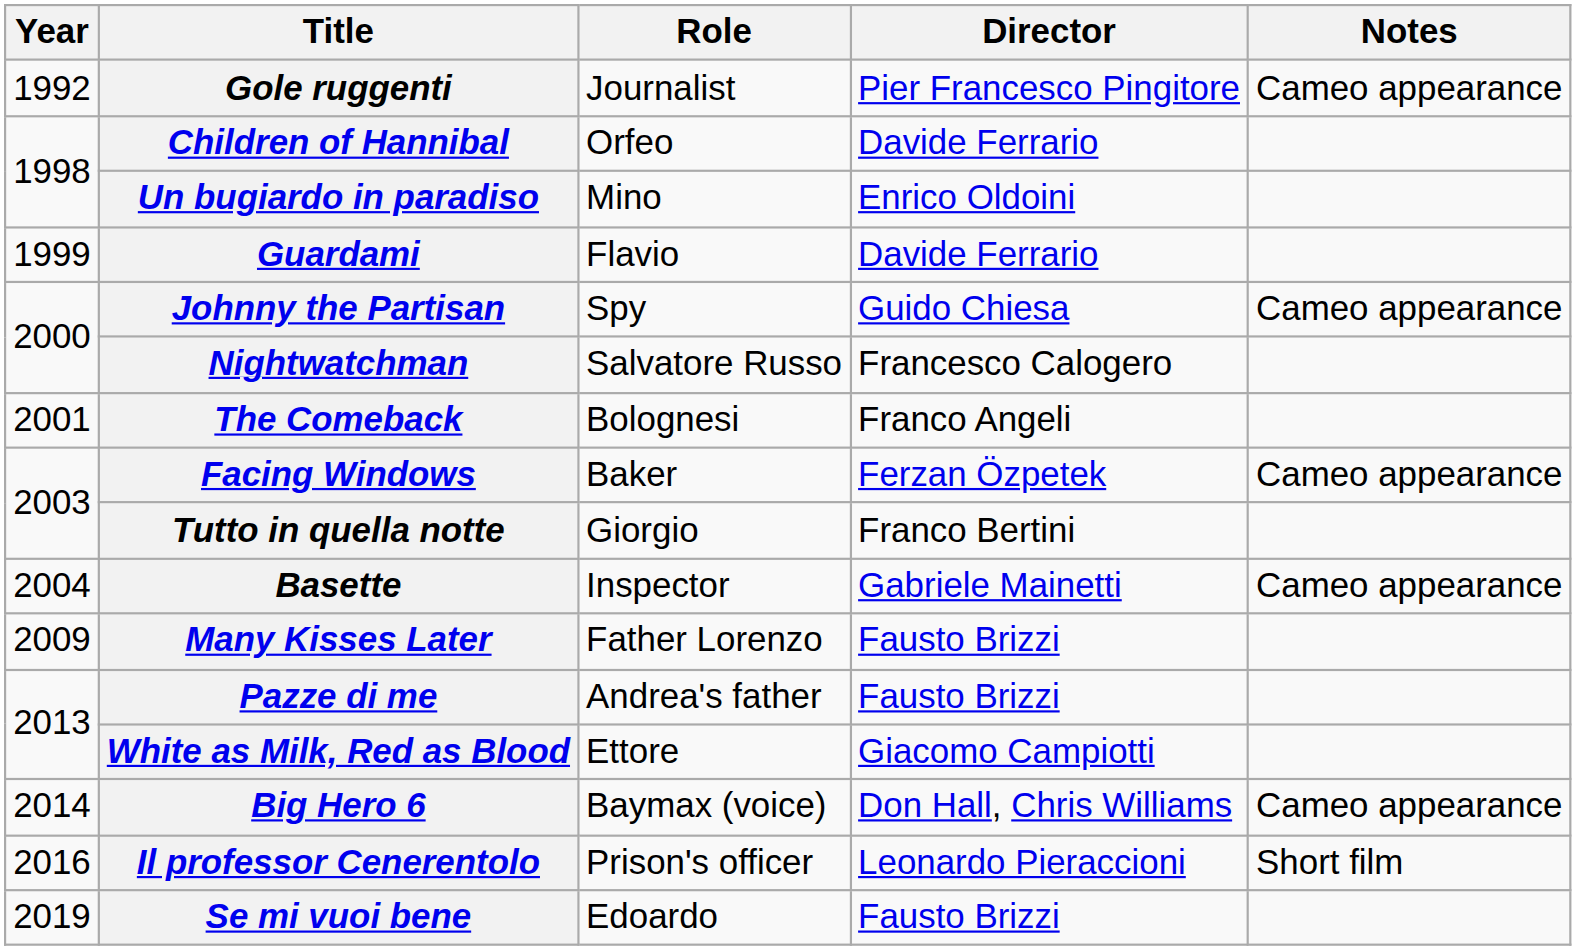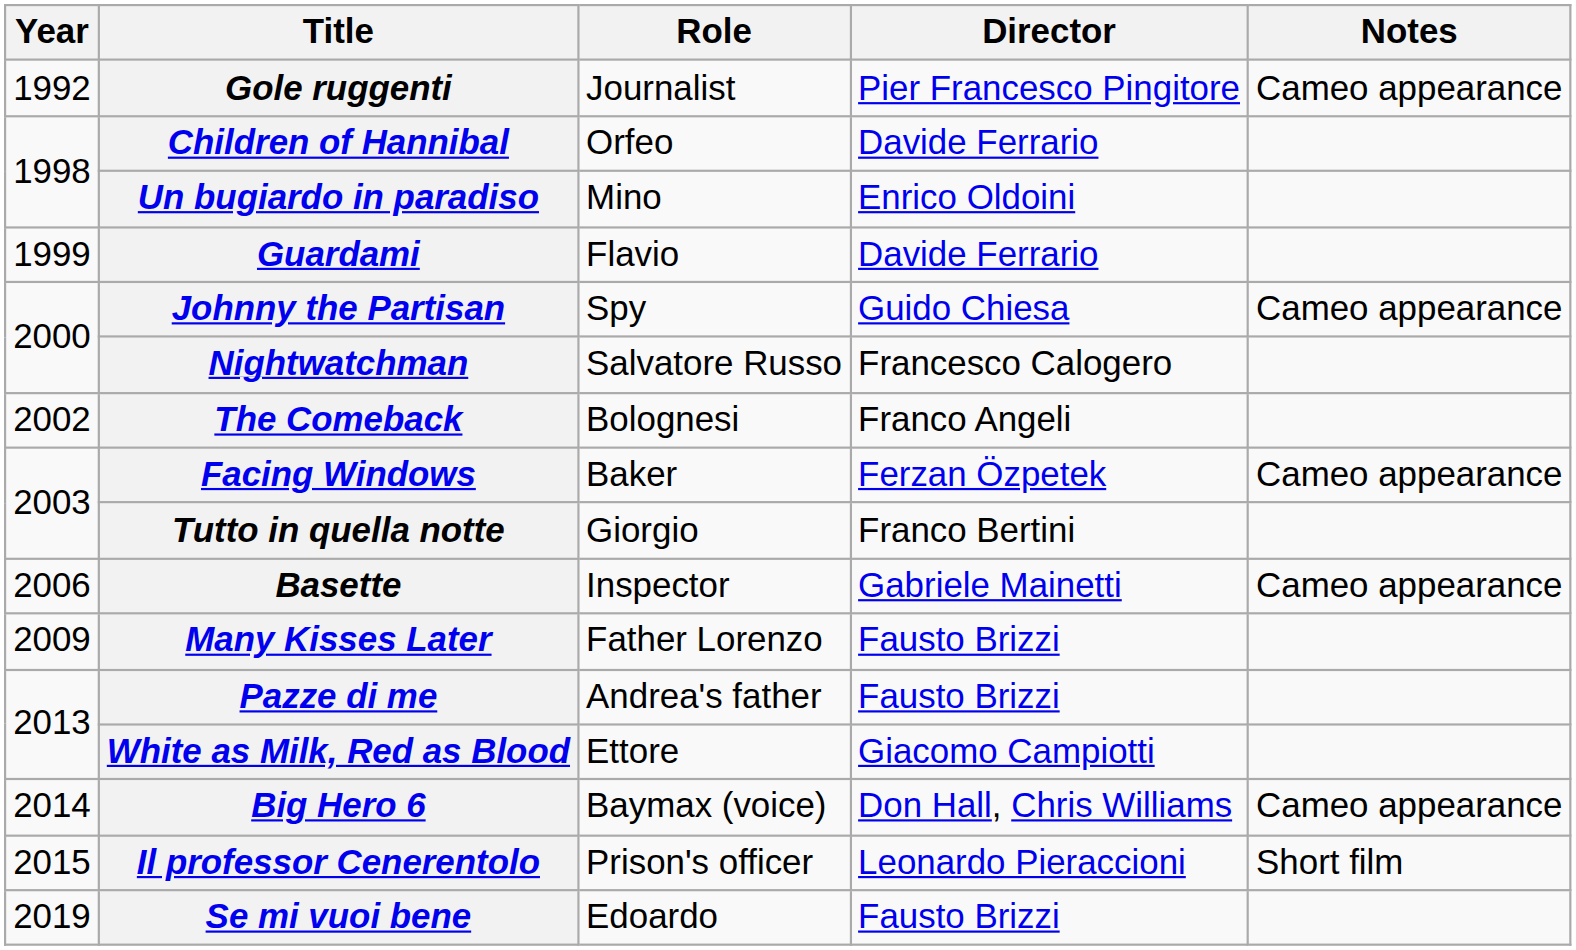(52, 419) 2001 -> (52, 419) 2002
(52, 585) 2004 -> (52, 585) 2006
(52, 861) 2016 -> (52, 861) 2015
